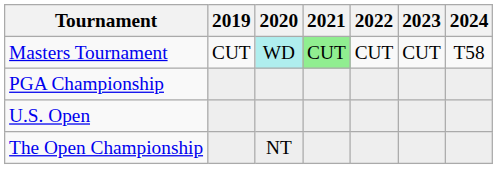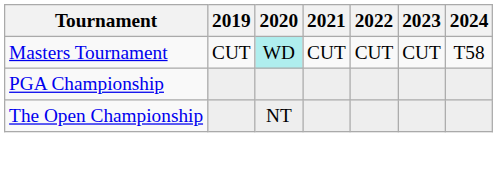(326, 52) lightgreen background -> (326, 52) no background
- row: (50, 116)
